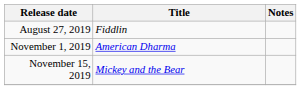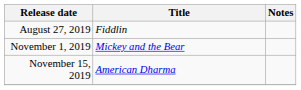(136, 47) American Dharma -> (140, 47) Mickey and the Bear
(140, 70) Mickey and the Bear -> (136, 70) American Dharma
